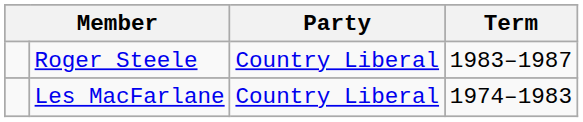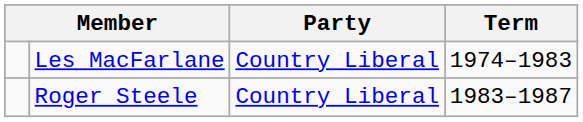rows swapped: (130, 97) <-> (116, 60)
